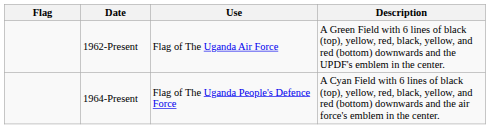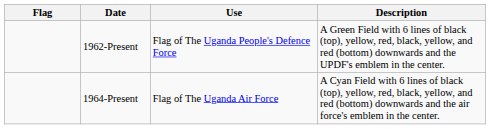(216, 46) Flag of The Uganda Air Force -> (231, 46) Flag of The Uganda People's Defence Force
(231, 98) Flag of The Uganda People's Defence Force -> (216, 98) Flag of The Uganda Air Force
